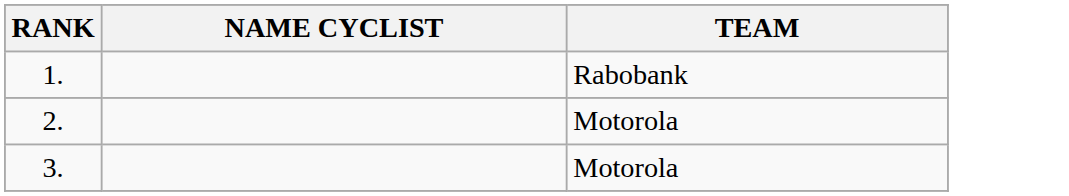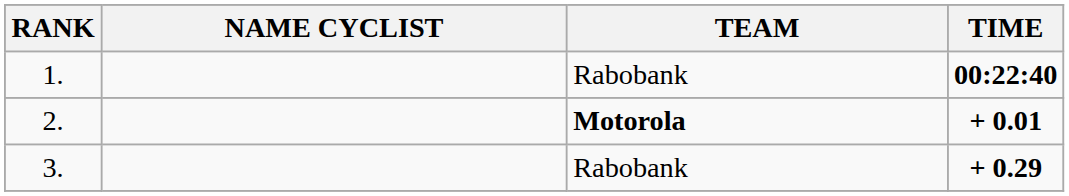+ column: (1006, 27)
(626, 121) normal -> (630, 121) bold
(626, 167) Motorola -> (631, 167) Rabobank
